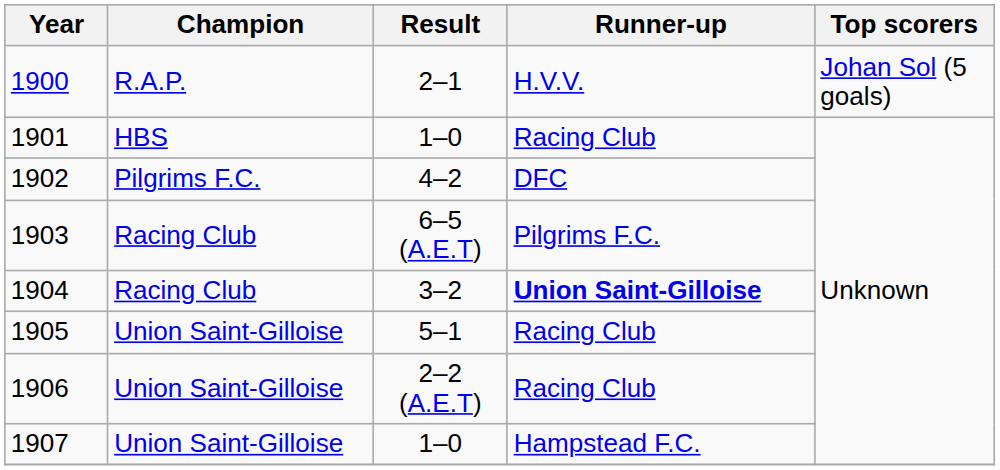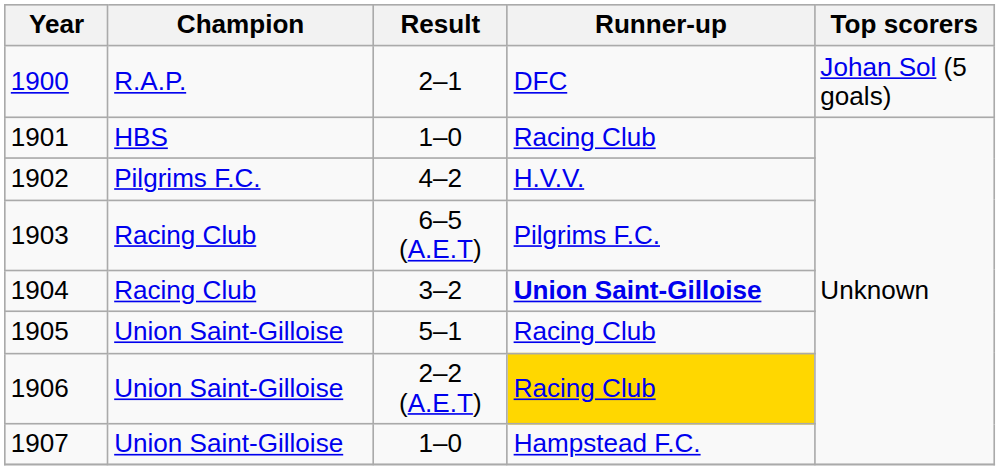(549, 81) H.V.V. -> (540, 81) DFC
(540, 178) DFC -> (549, 178) H.V.V.
(585, 388) no background -> (585, 388) gold background
